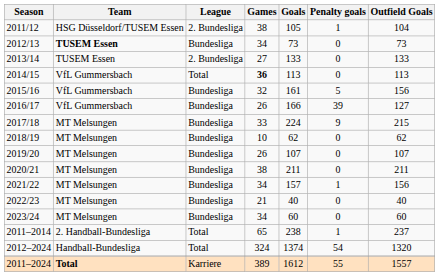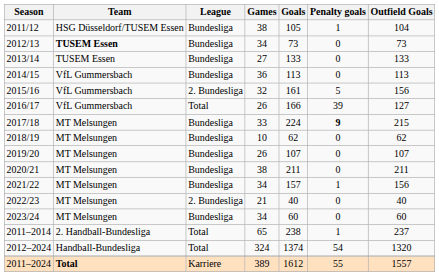(216, 28) 2. Bundesliga -> (211, 28) Bundesliga
(216, 59) 2. Bundesliga -> (211, 59) Bundesliga
(198, 75) Total -> (211, 75) Bundesliga
(262, 75) bold -> (262, 75) normal
(211, 91) Bundesliga -> (216, 91) 2. Bundesliga
(211, 106) Bundesliga -> (198, 106) Total
(338, 122) normal -> (338, 122) bold
(211, 201) Bundesliga -> (216, 201) 2. Bundesliga
